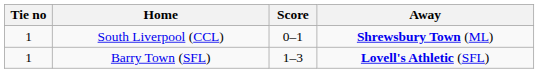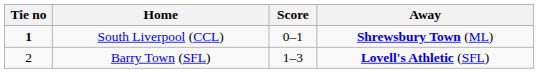(29, 36) normal -> (29, 36) bold
(29, 57) 1 -> (29, 57) 2
